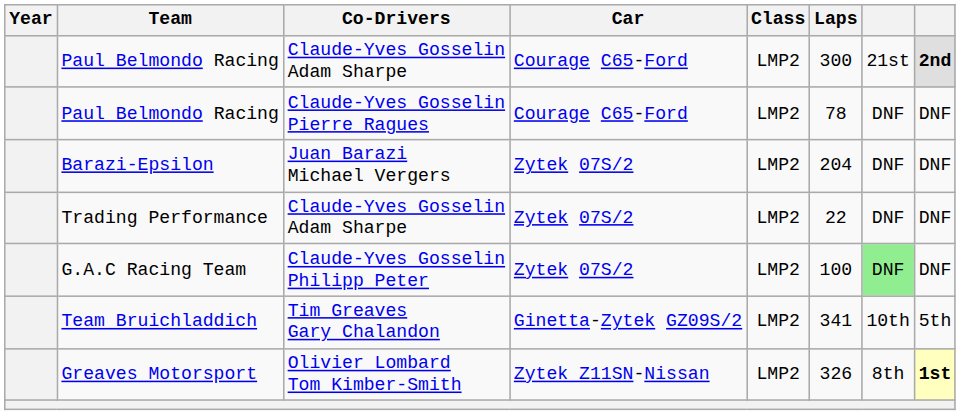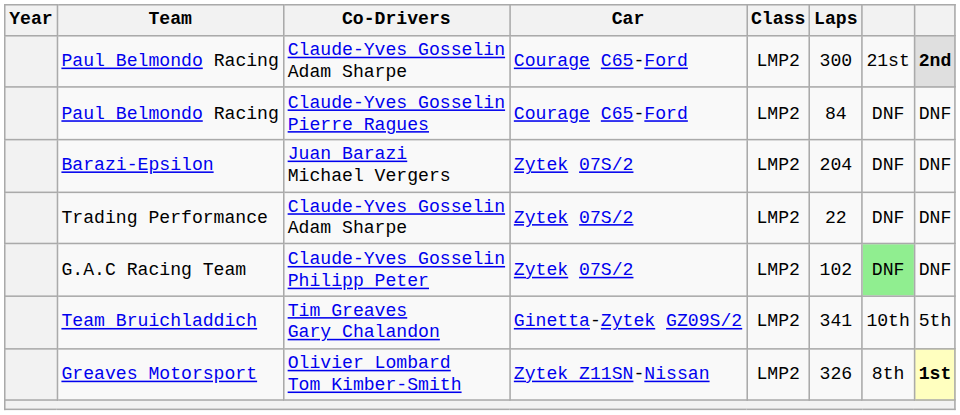(836, 113) 78 -> (836, 113) 84
(836, 270) 100 -> (836, 270) 102
